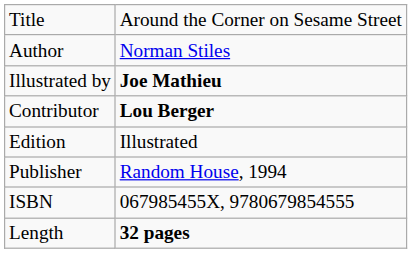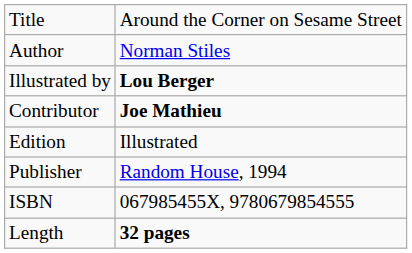(171, 80) Joe Mathieu -> (167, 80) Lou Berger
(167, 111) Lou Berger -> (171, 111) Joe Mathieu
